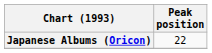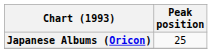(180, 40) 22 -> (180, 40) 25
